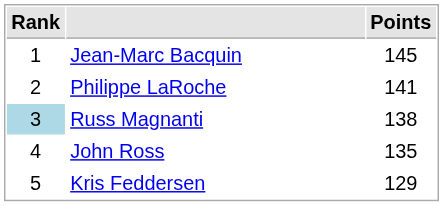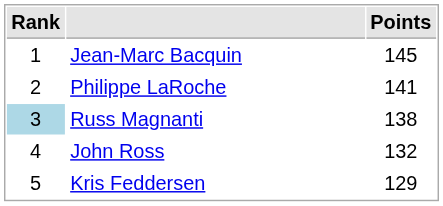(401, 151) 135 -> (401, 151) 132
